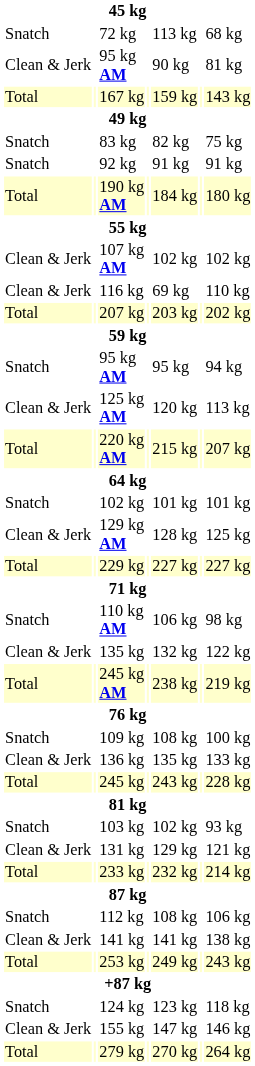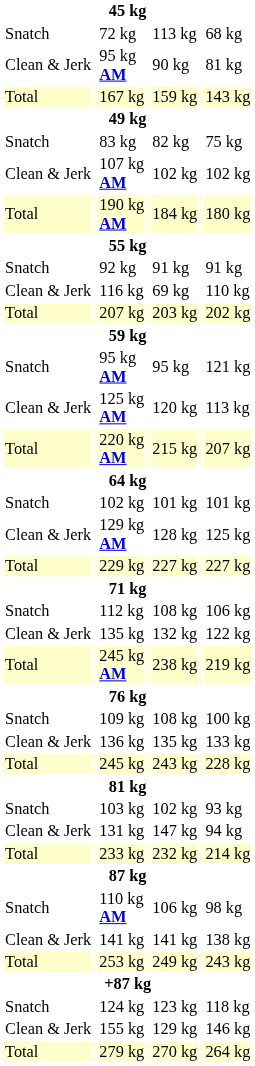rows swapped: (48, 259) <-> (27, 164)
(224, 367) 94 kg -> (228, 367) 121 kg
rows swapped: (27, 620) <-> (27, 916)
(175, 849) 129 kg -> (175, 831) 147 kg
(228, 849) 121 kg -> (224, 831) 94 kg
(175, 1029) 147 kg -> (175, 1029) 129 kg
